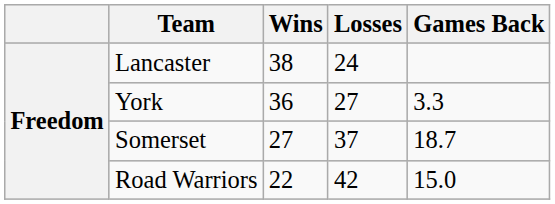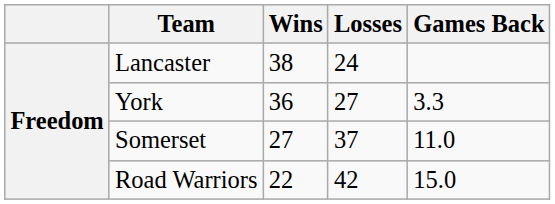(435, 140) 18.7 -> (434, 140) 11.0
